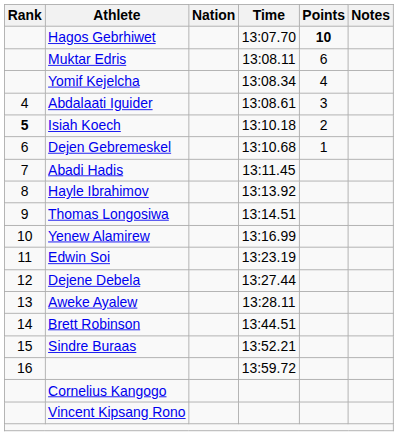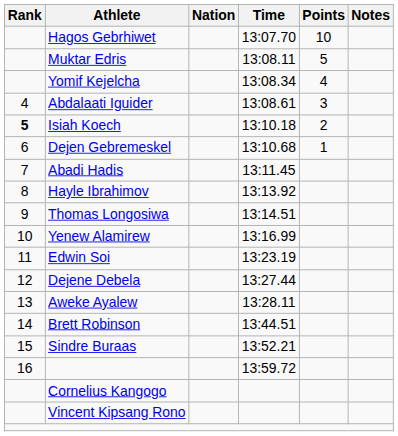(324, 37) bold -> (324, 37) normal
(324, 59) 6 -> (324, 59) 5
